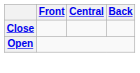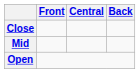+ row: (20, 44)
